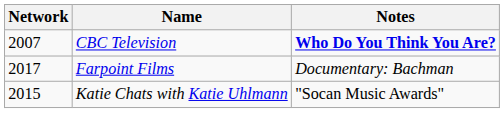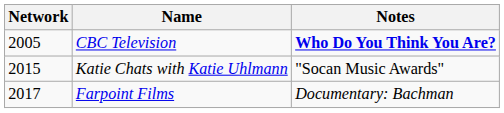(24, 42) 2007 -> (24, 42) 2005
rows swapped: (182, 94) <-> (125, 68)
